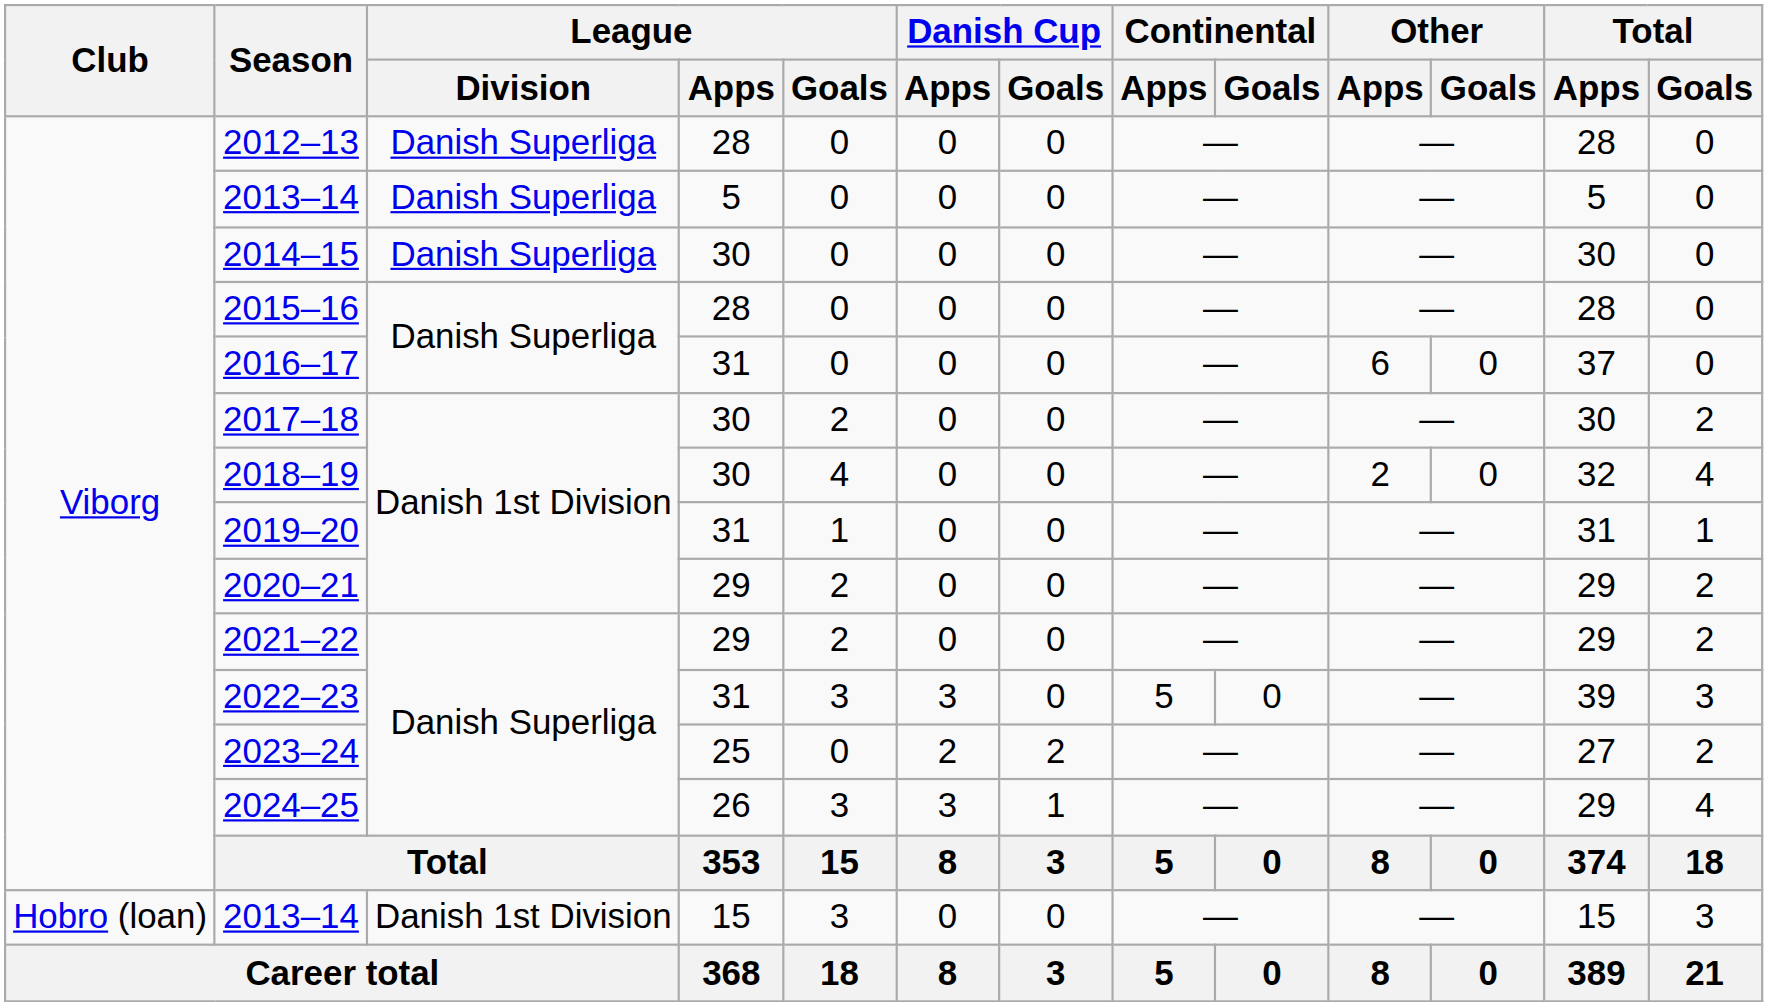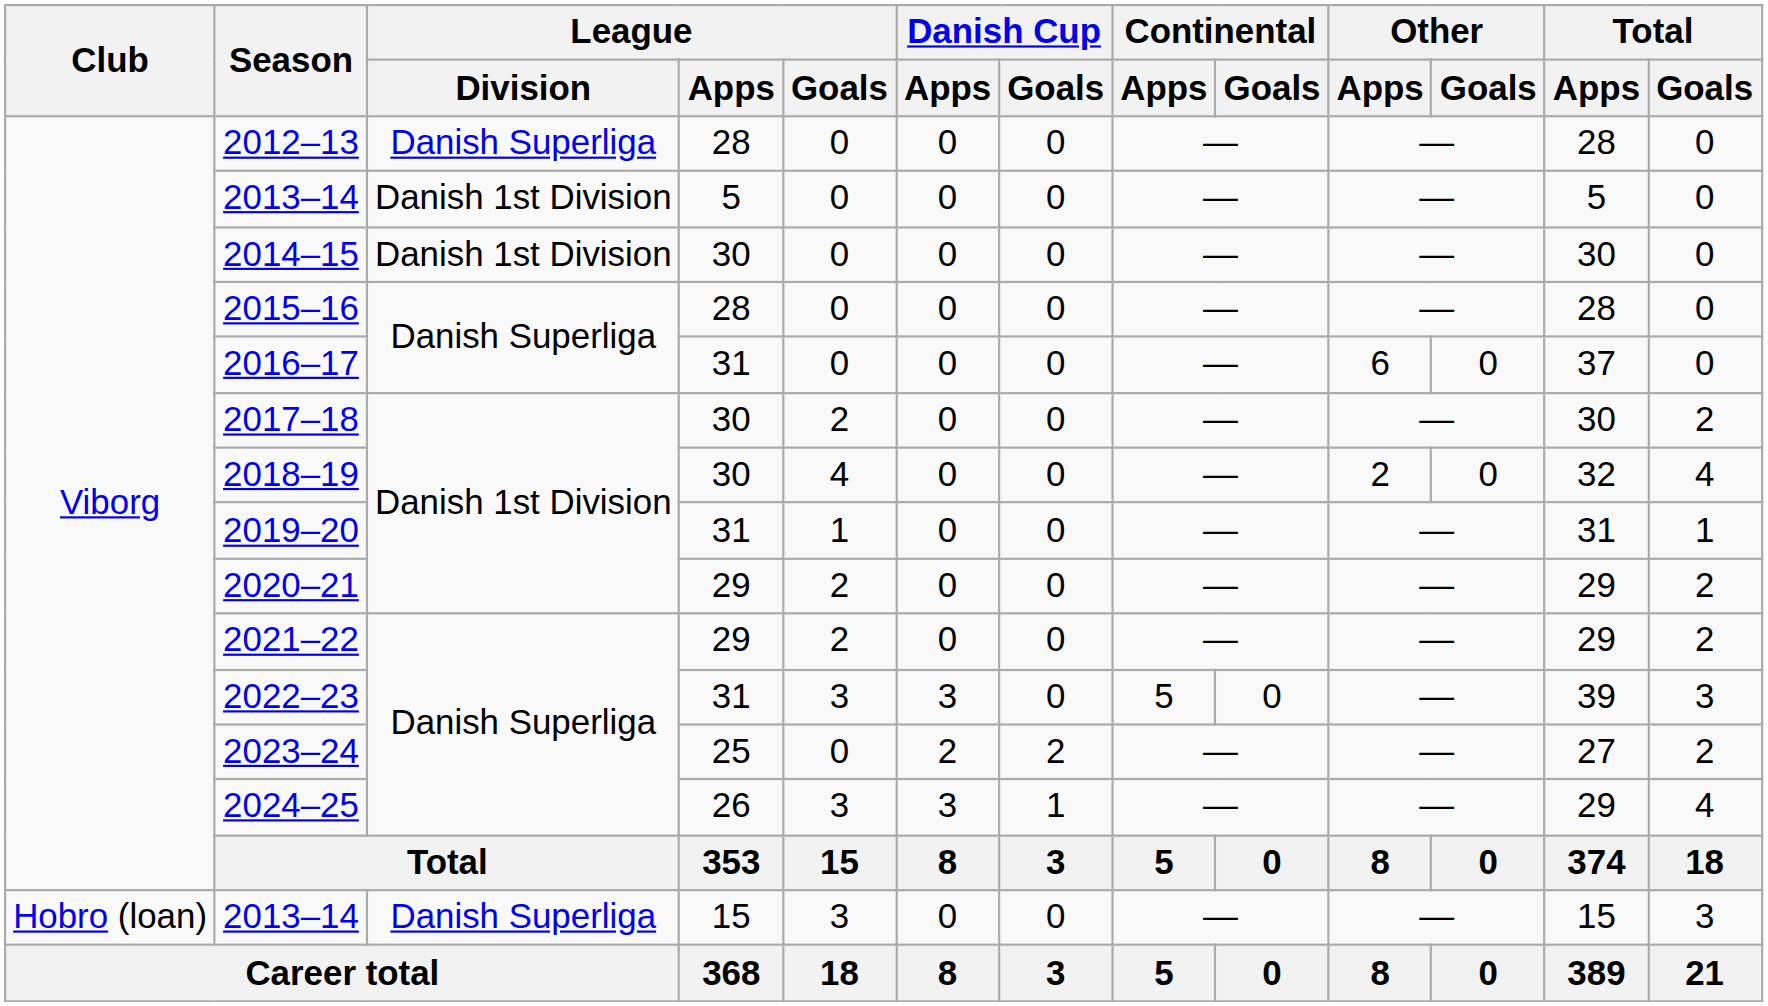(523, 198) Danish Superliga -> (523, 198) Danish 1st Division
(523, 253) Danish Superliga -> (523, 253) Danish 1st Division
(523, 917) Danish 1st Division -> (523, 917) Danish Superliga
